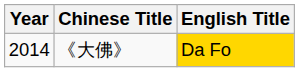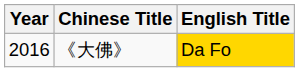(29, 49) 2014 -> (29, 49) 2016
